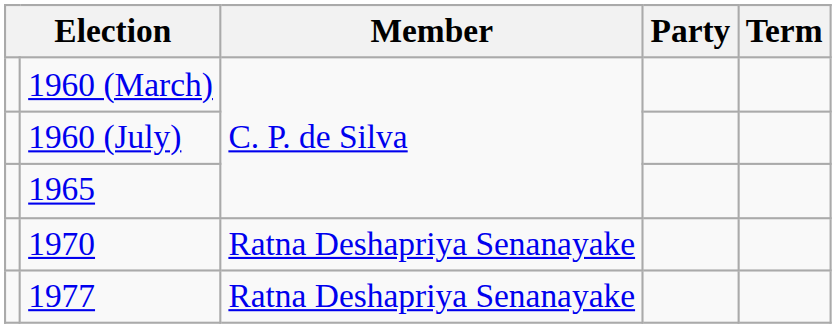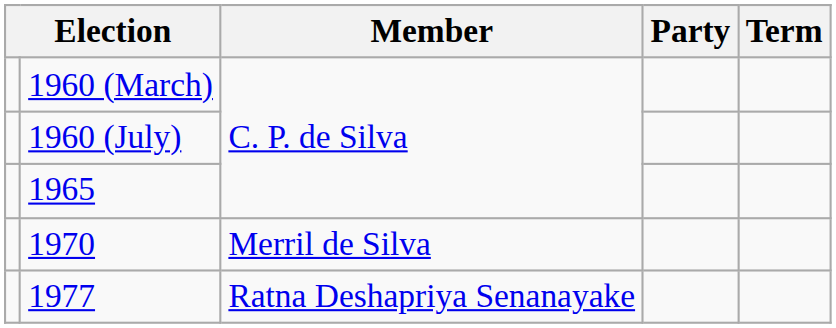(432, 243) Ratna Deshapriya Senanayake -> (330, 243) Merril de Silva
